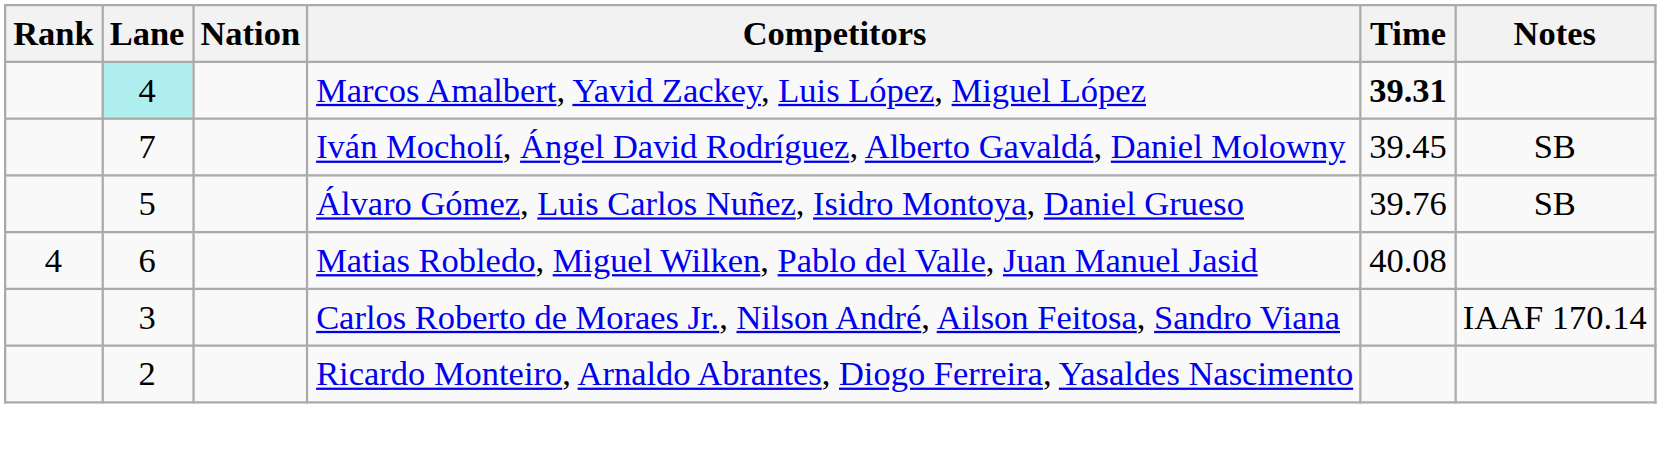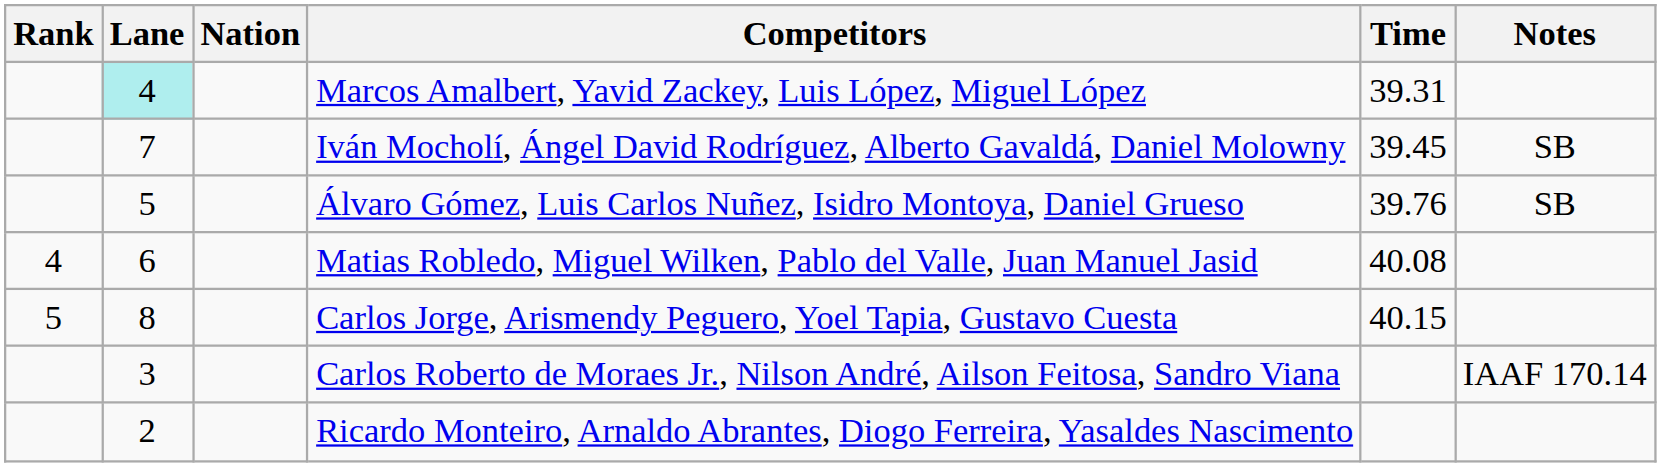(1408, 90) bold -> (1408, 90) normal
+ row: (747, 317)
